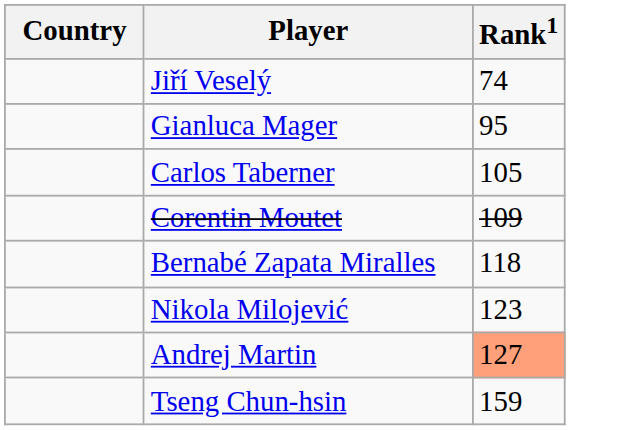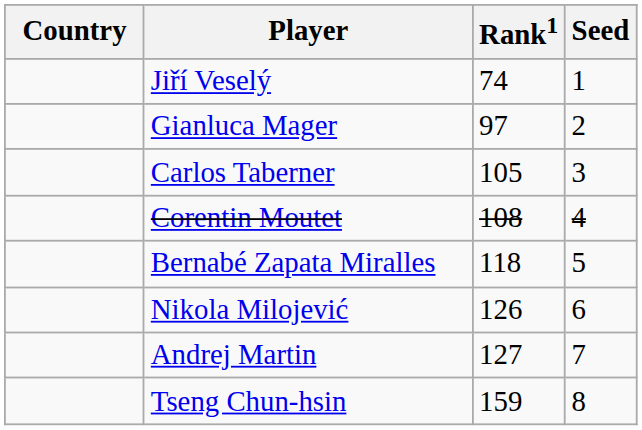+ column: (600, 31)
(493, 126) 95 -> (493, 126) 97
(501, 217) 109 -> (501, 217) 108
(501, 309) 123 -> (501, 309) 126
(501, 354) lightsalmon background -> (501, 354) no background
